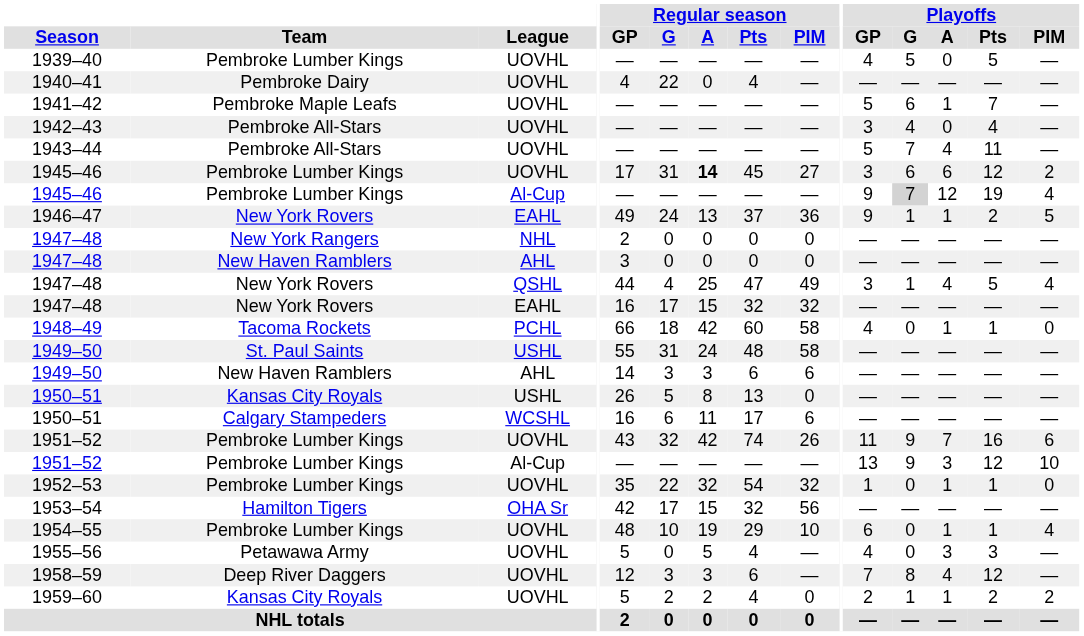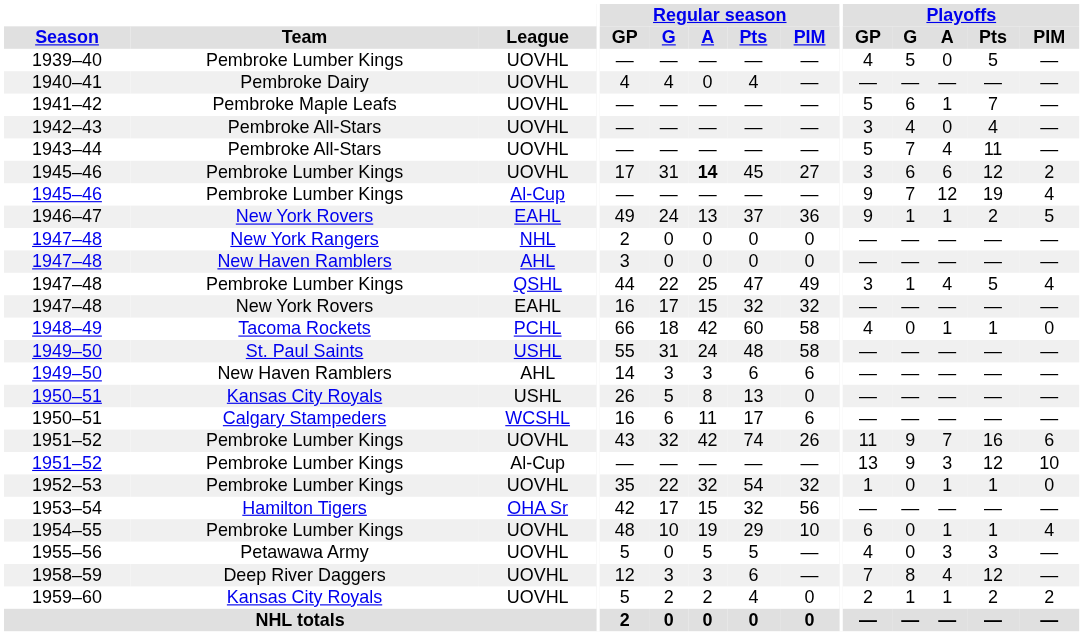(669, 82) 22 -> (669, 82) 4
(910, 194) lightgrey background -> (910, 194) no background
(305, 283) New York Rovers -> (305, 283) Pembroke Lumber Kings
(669, 283) 4 -> (669, 283) 22
(753, 552) 4 -> (753, 552) 5
